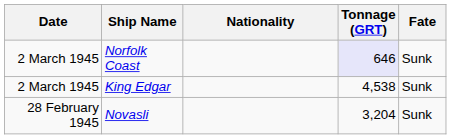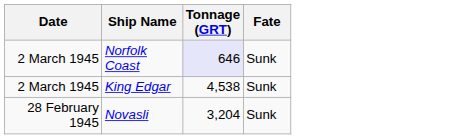- column: (260, 22)
